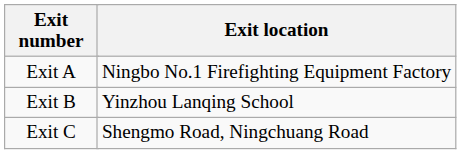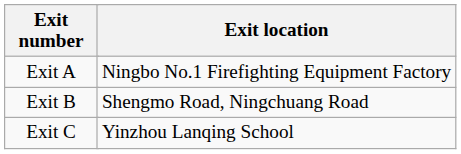(198, 102) Yinzhou Lanqing School -> (235, 102) Shengmo Road, Ningchuang Road
(235, 132) Shengmo Road, Ningchuang Road -> (198, 132) Yinzhou Lanqing School
